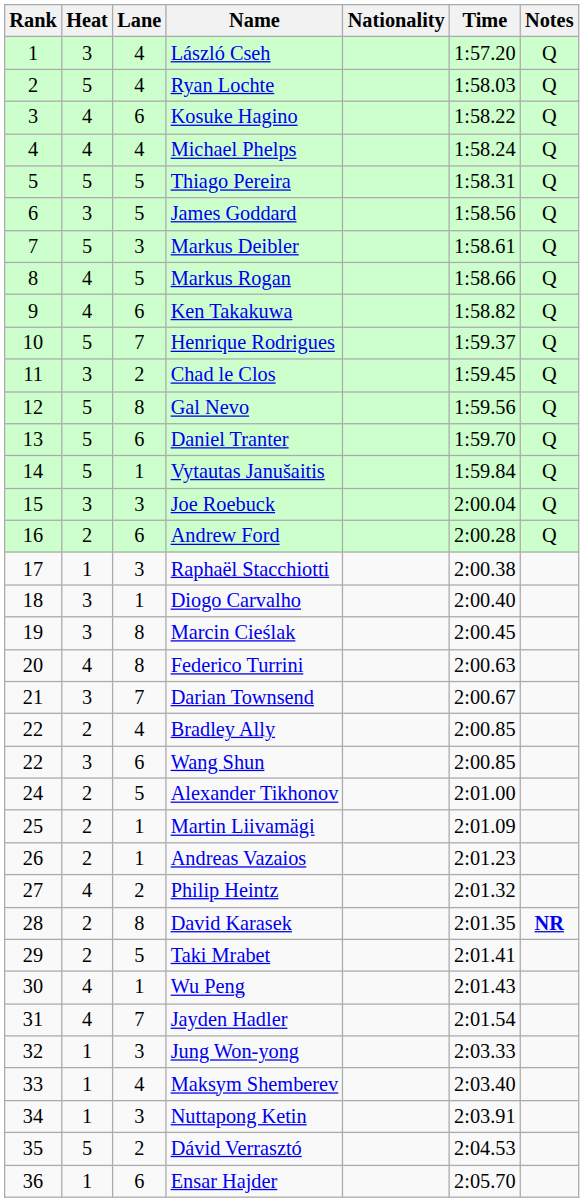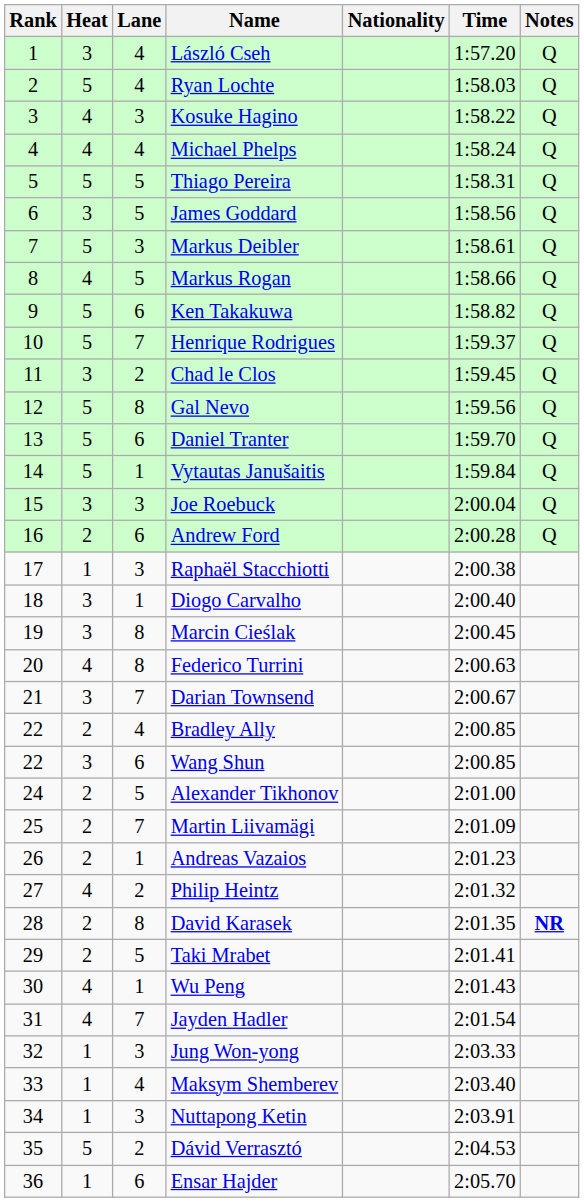(139, 117) 6 -> (139, 117) 3
(87, 310) 4 -> (87, 310) 5
(139, 826) 1 -> (139, 826) 7
